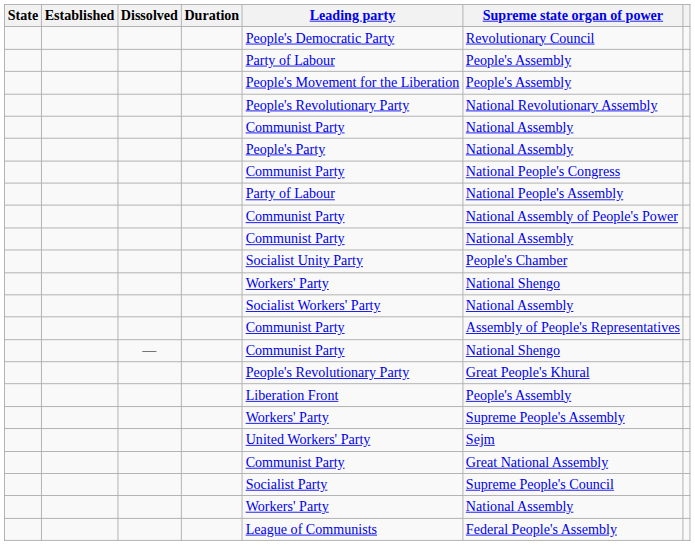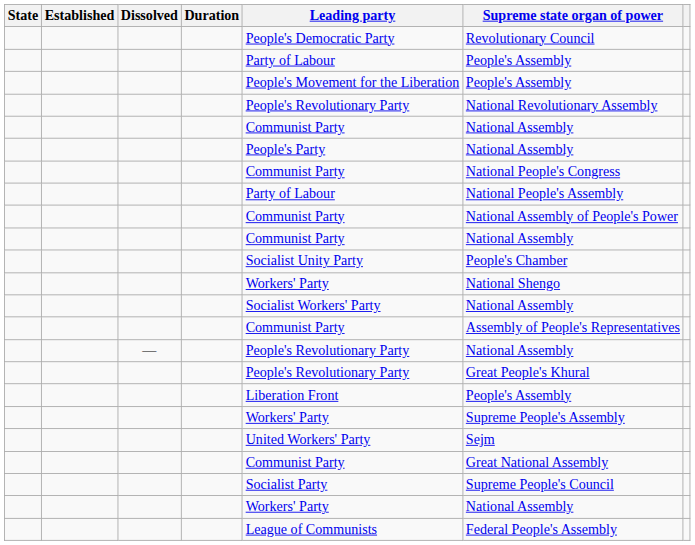(295, 350) Communist Party -> (327, 350) People's Revolutionary Party
(513, 350) National Shengo -> (520, 350) National Assembly
